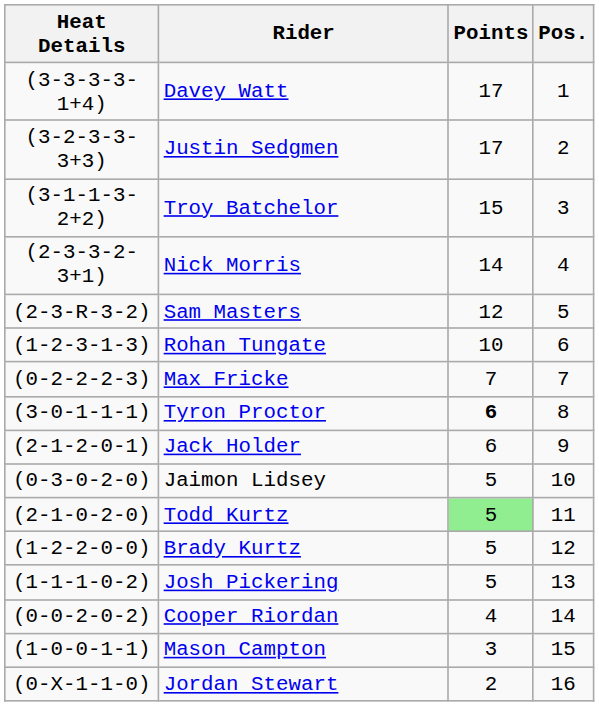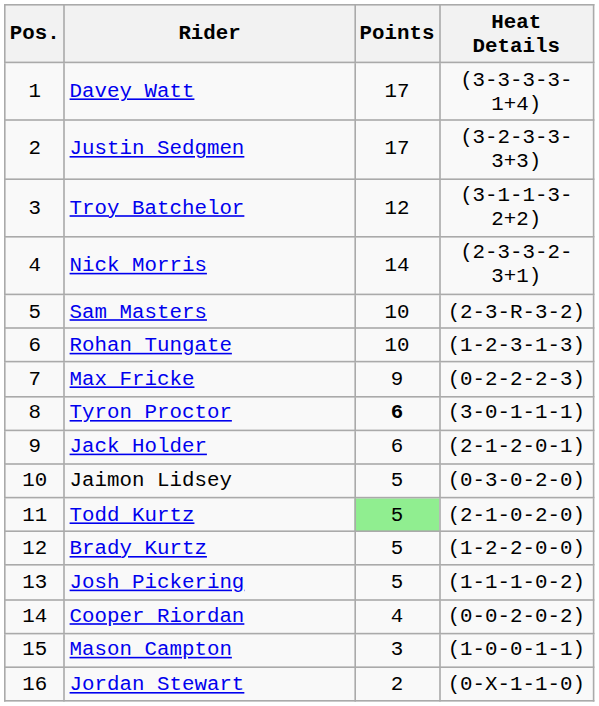columns swapped: (563, 34) <-> (82, 34)
(491, 207) 15 -> (397, 207) 12
(491, 311) 12 -> (397, 311) 10
(491, 379) 7 -> (397, 379) 9
